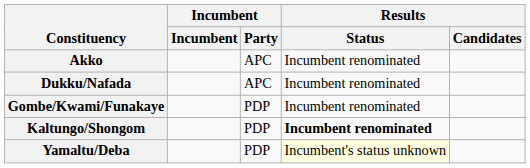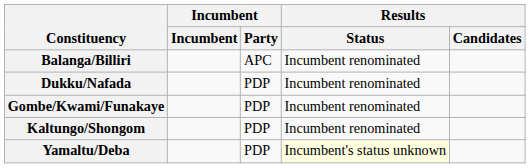- row: (86, 60)
+ row: (86, 60)
(258, 83) APC -> (257, 83) PDP
(358, 128) bold -> (352, 128) normal
